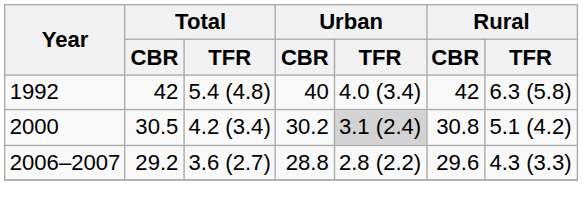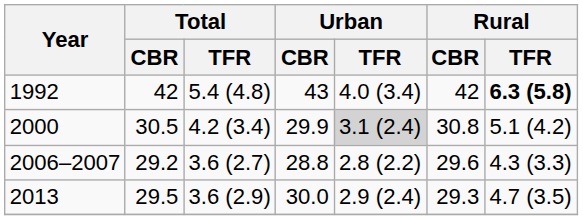(316, 92) 40 -> (316, 92) 43
(531, 92) normal -> (531, 92) bold
(307, 127) 30.2 -> (307, 127) 29.9
+ row: (34, 197)
